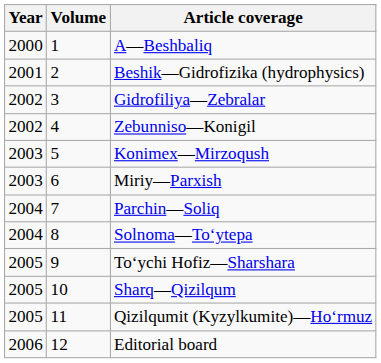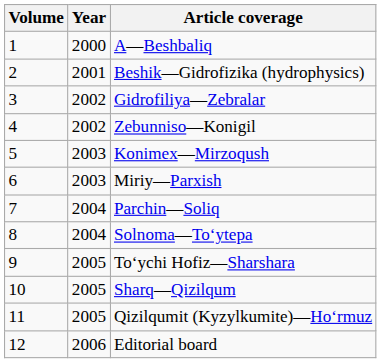columns swapped: (78, 18) <-> (26, 18)
